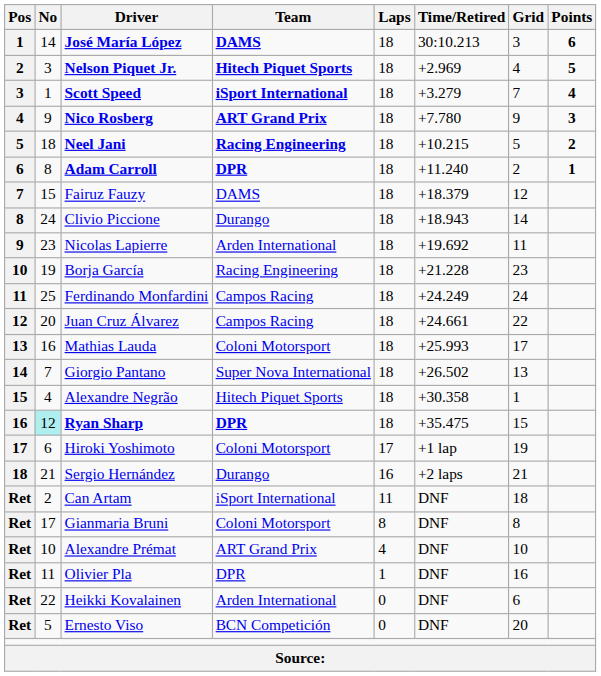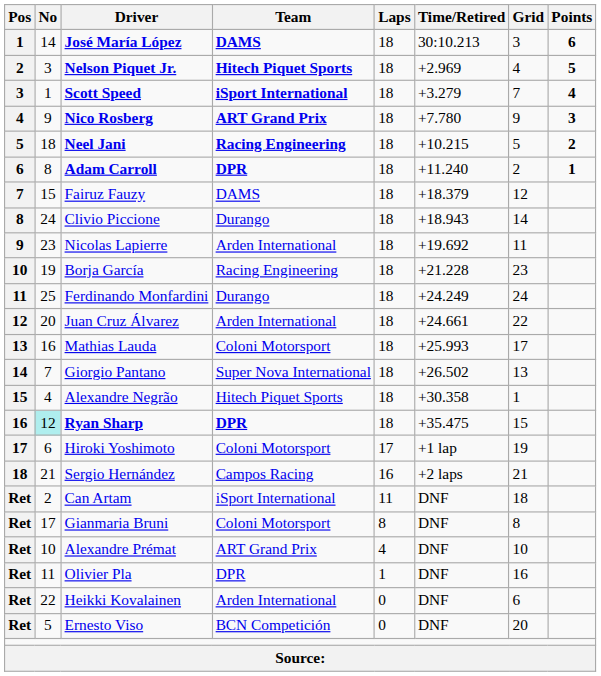(264, 295) Campos Racing -> (243, 295) Durango
(264, 321) Campos Racing -> (276, 321) Arden International
(243, 473) Durango -> (264, 473) Campos Racing
